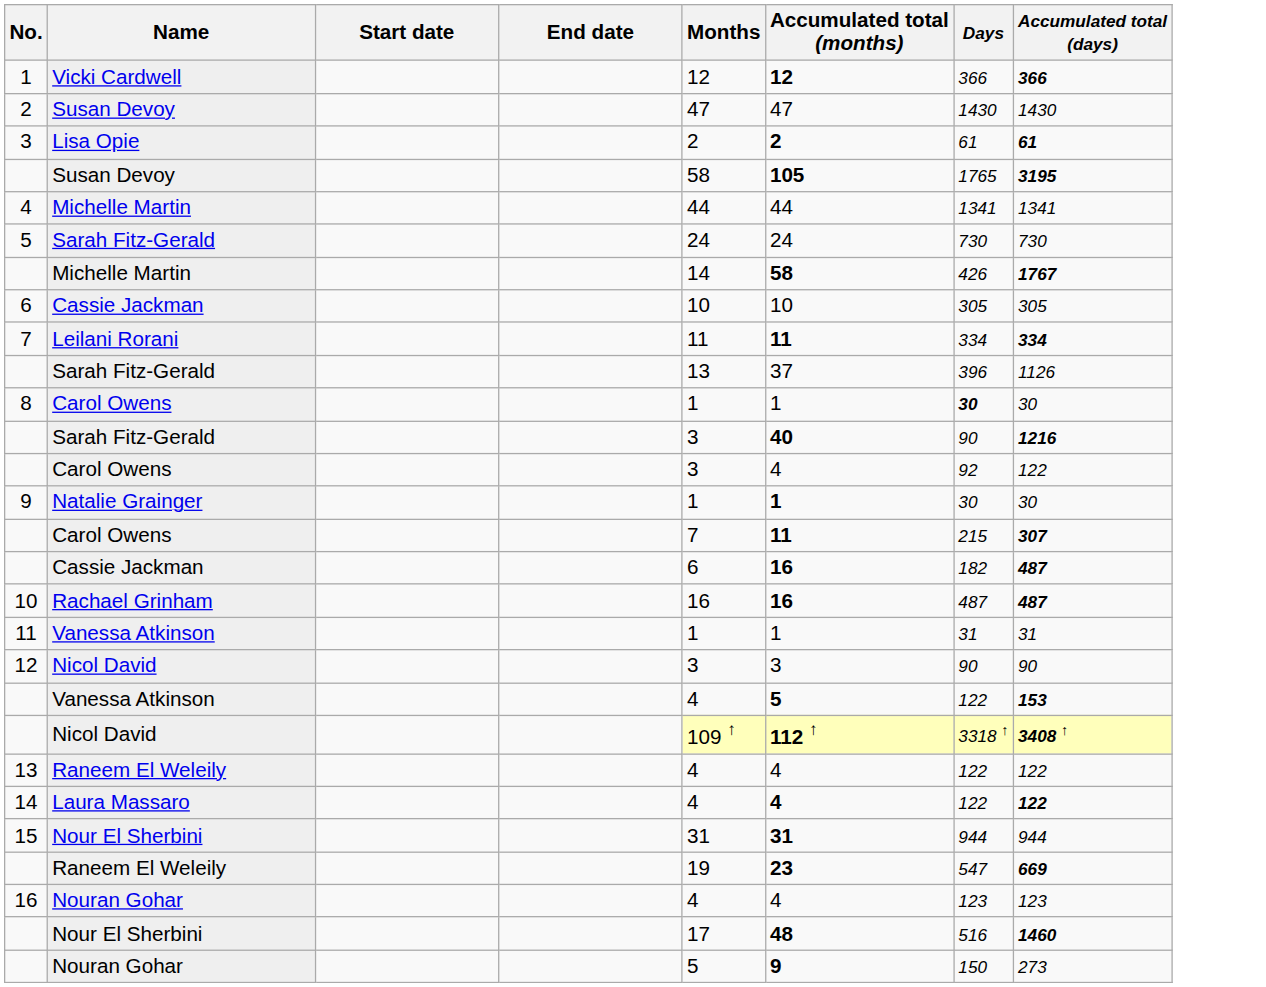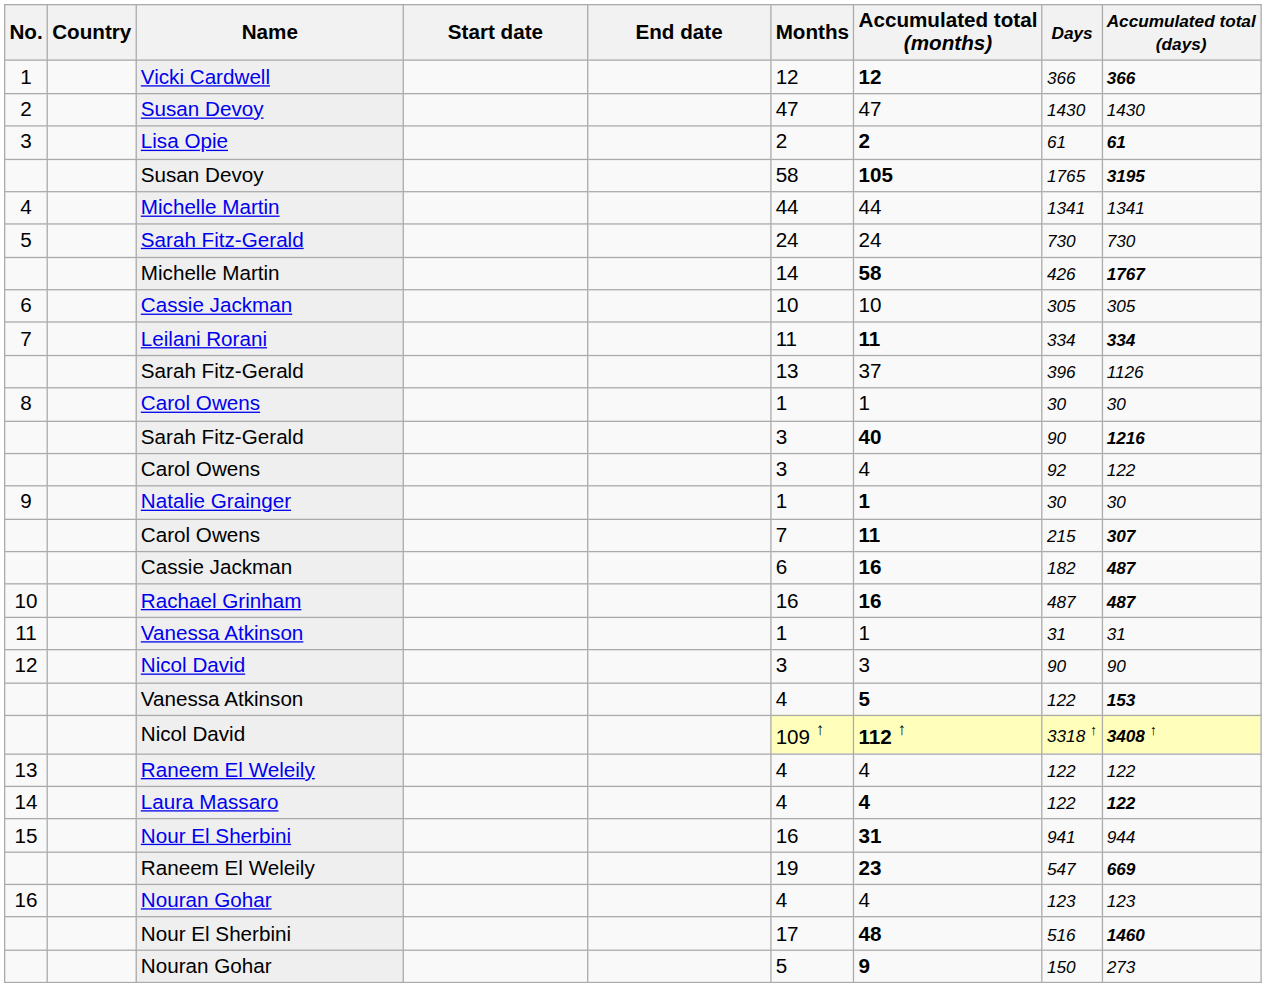+ column: (92, 32)
(968, 404) bold -> (1057, 404) normal
(698, 835) 31 -> (787, 835) 16
(973, 835) 944 -> (1061, 835) 941
